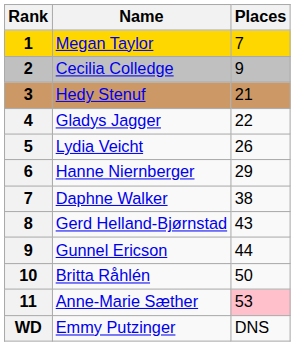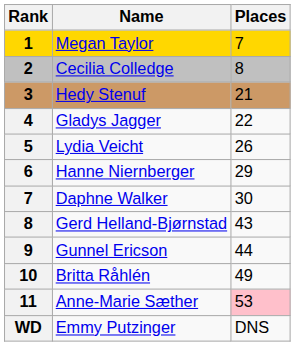(239, 69) 9 -> (239, 69) 8
(244, 198) 38 -> (244, 198) 30
(244, 276) 50 -> (244, 276) 49
